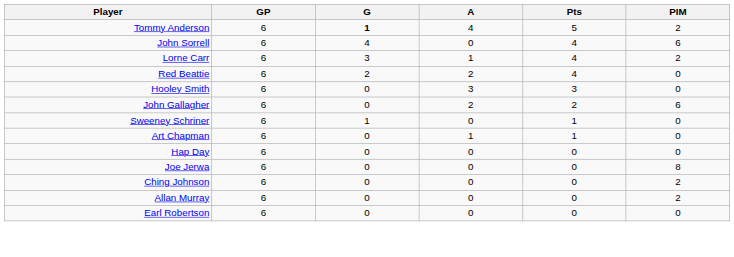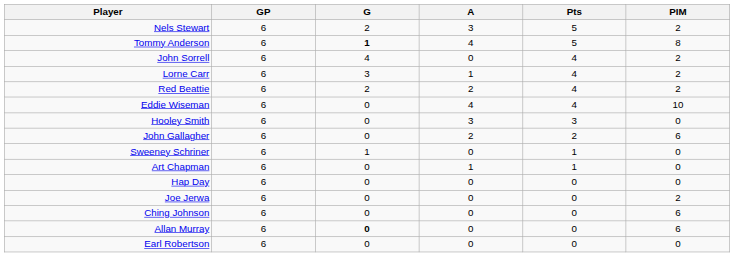+ row: (182, 27)
(678, 27) 2 -> (678, 43) 8
(678, 43) 6 -> (678, 58) 2
(678, 74) 0 -> (678, 89) 2
+ row: (175, 105)
(678, 167) 8 -> (678, 197) 2
(678, 182) 2 -> (678, 213) 6
(367, 197) normal -> (367, 228) bold
(678, 197) 2 -> (678, 228) 6
